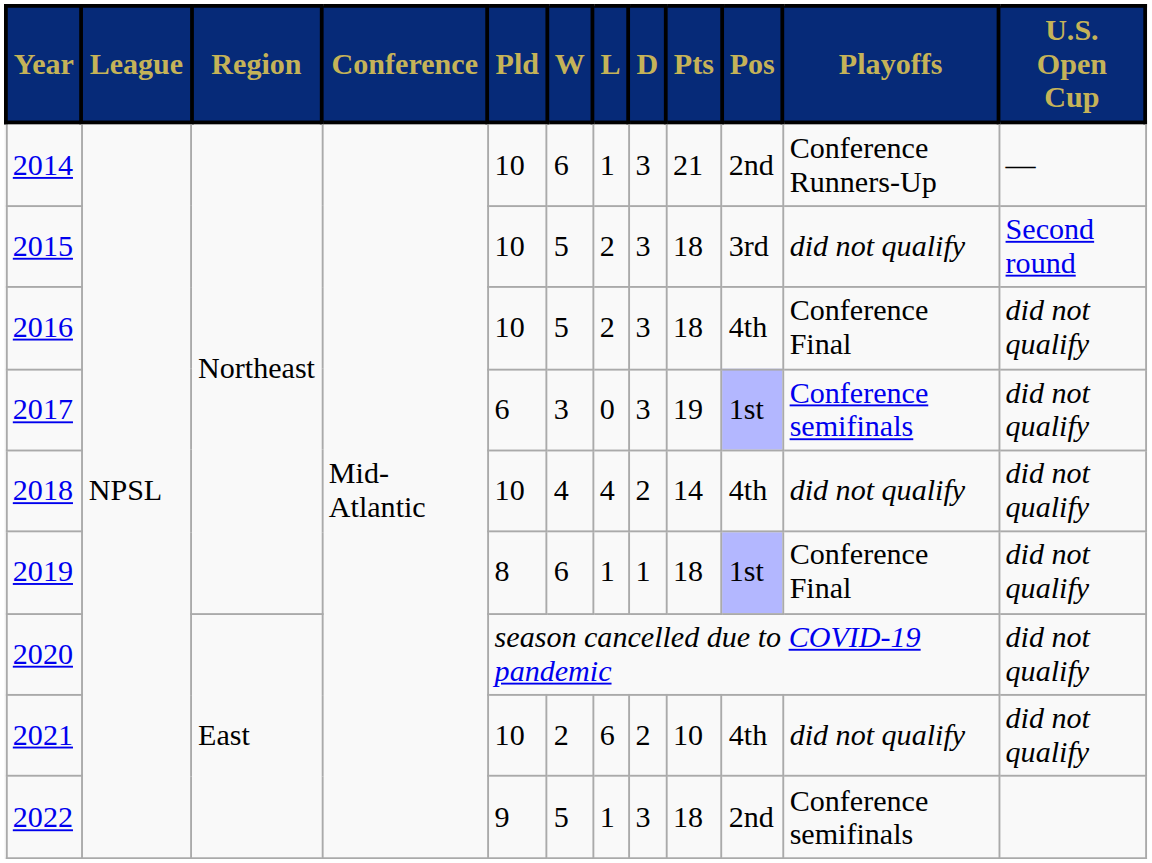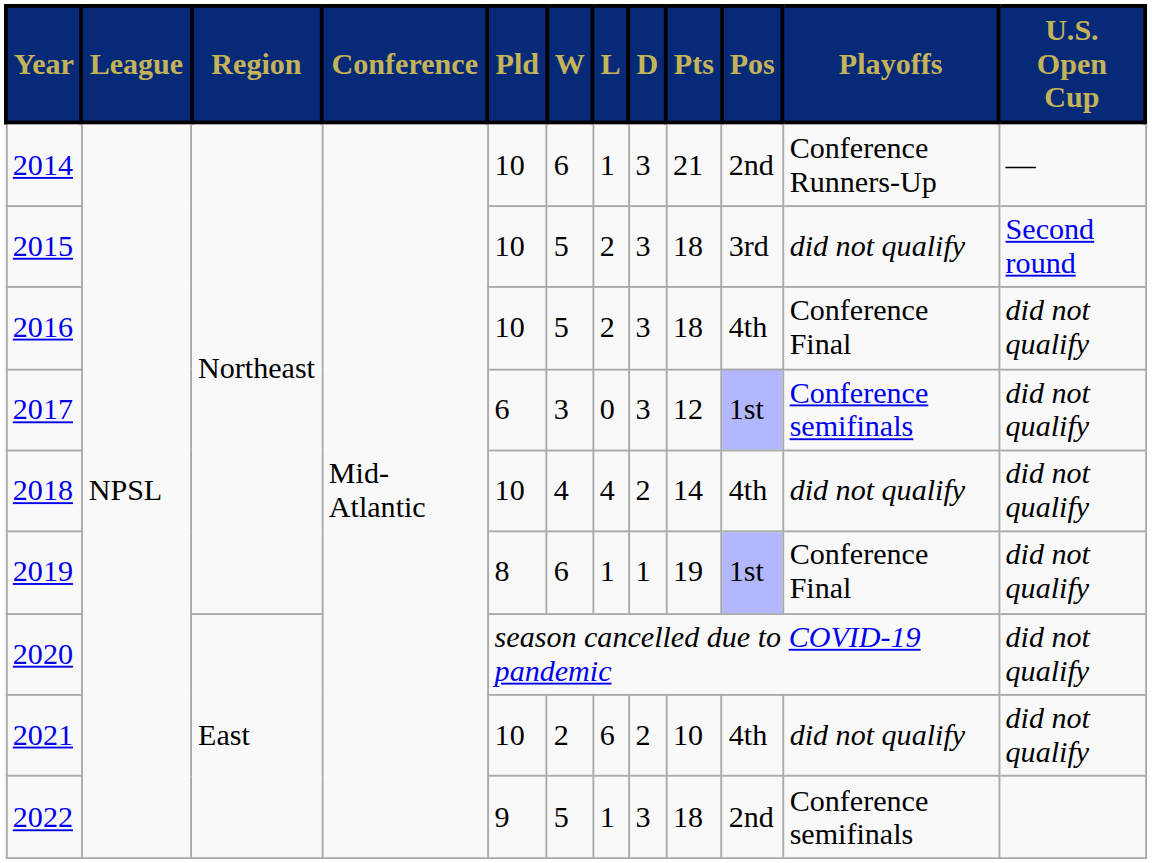(688, 409) 19 -> (688, 409) 12
(688, 572) 18 -> (688, 572) 19
